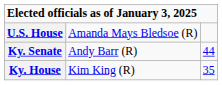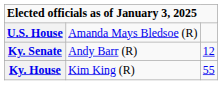(209, 51) 44 -> (209, 51) 12
(209, 70) 35 -> (209, 70) 55
